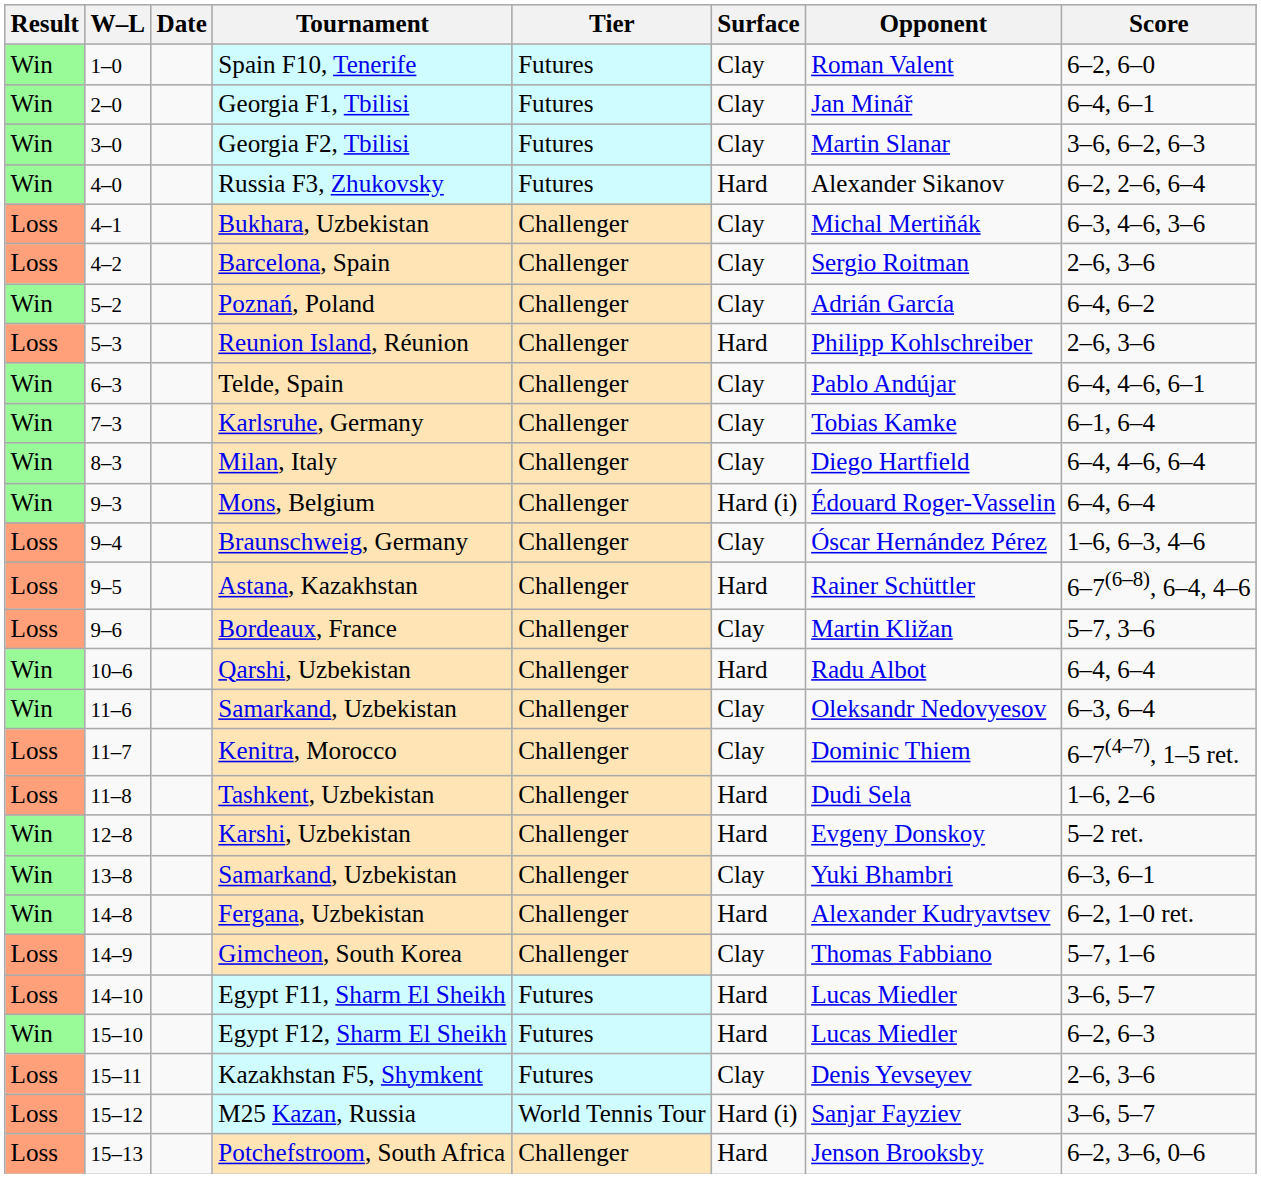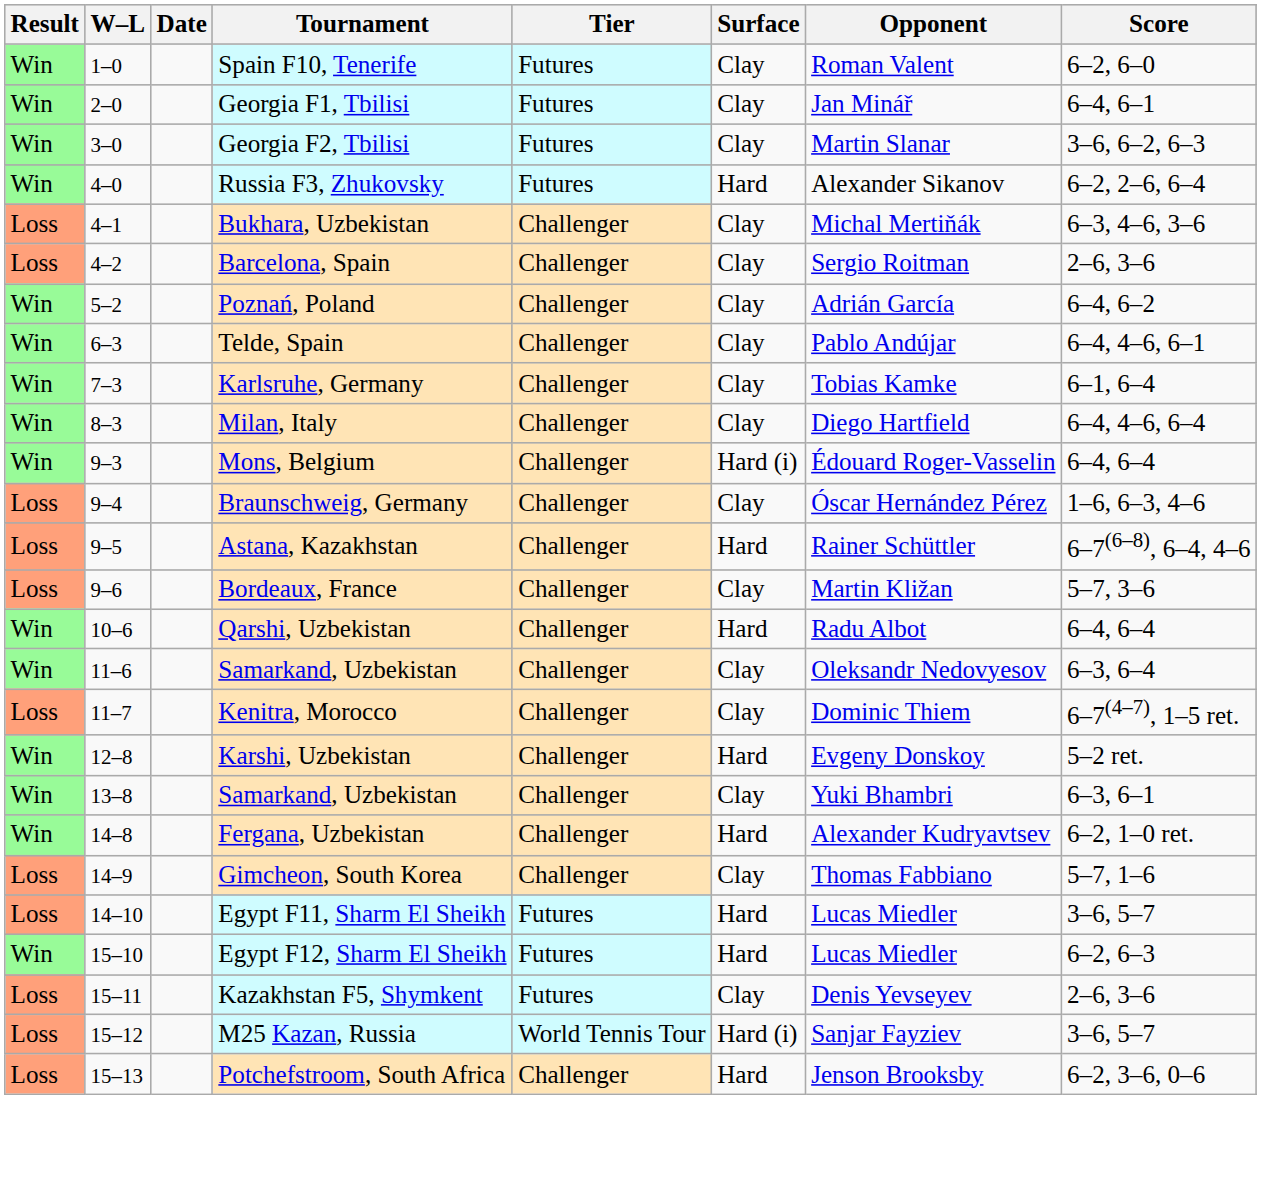- row: (106, 344)
- row: (111, 796)
